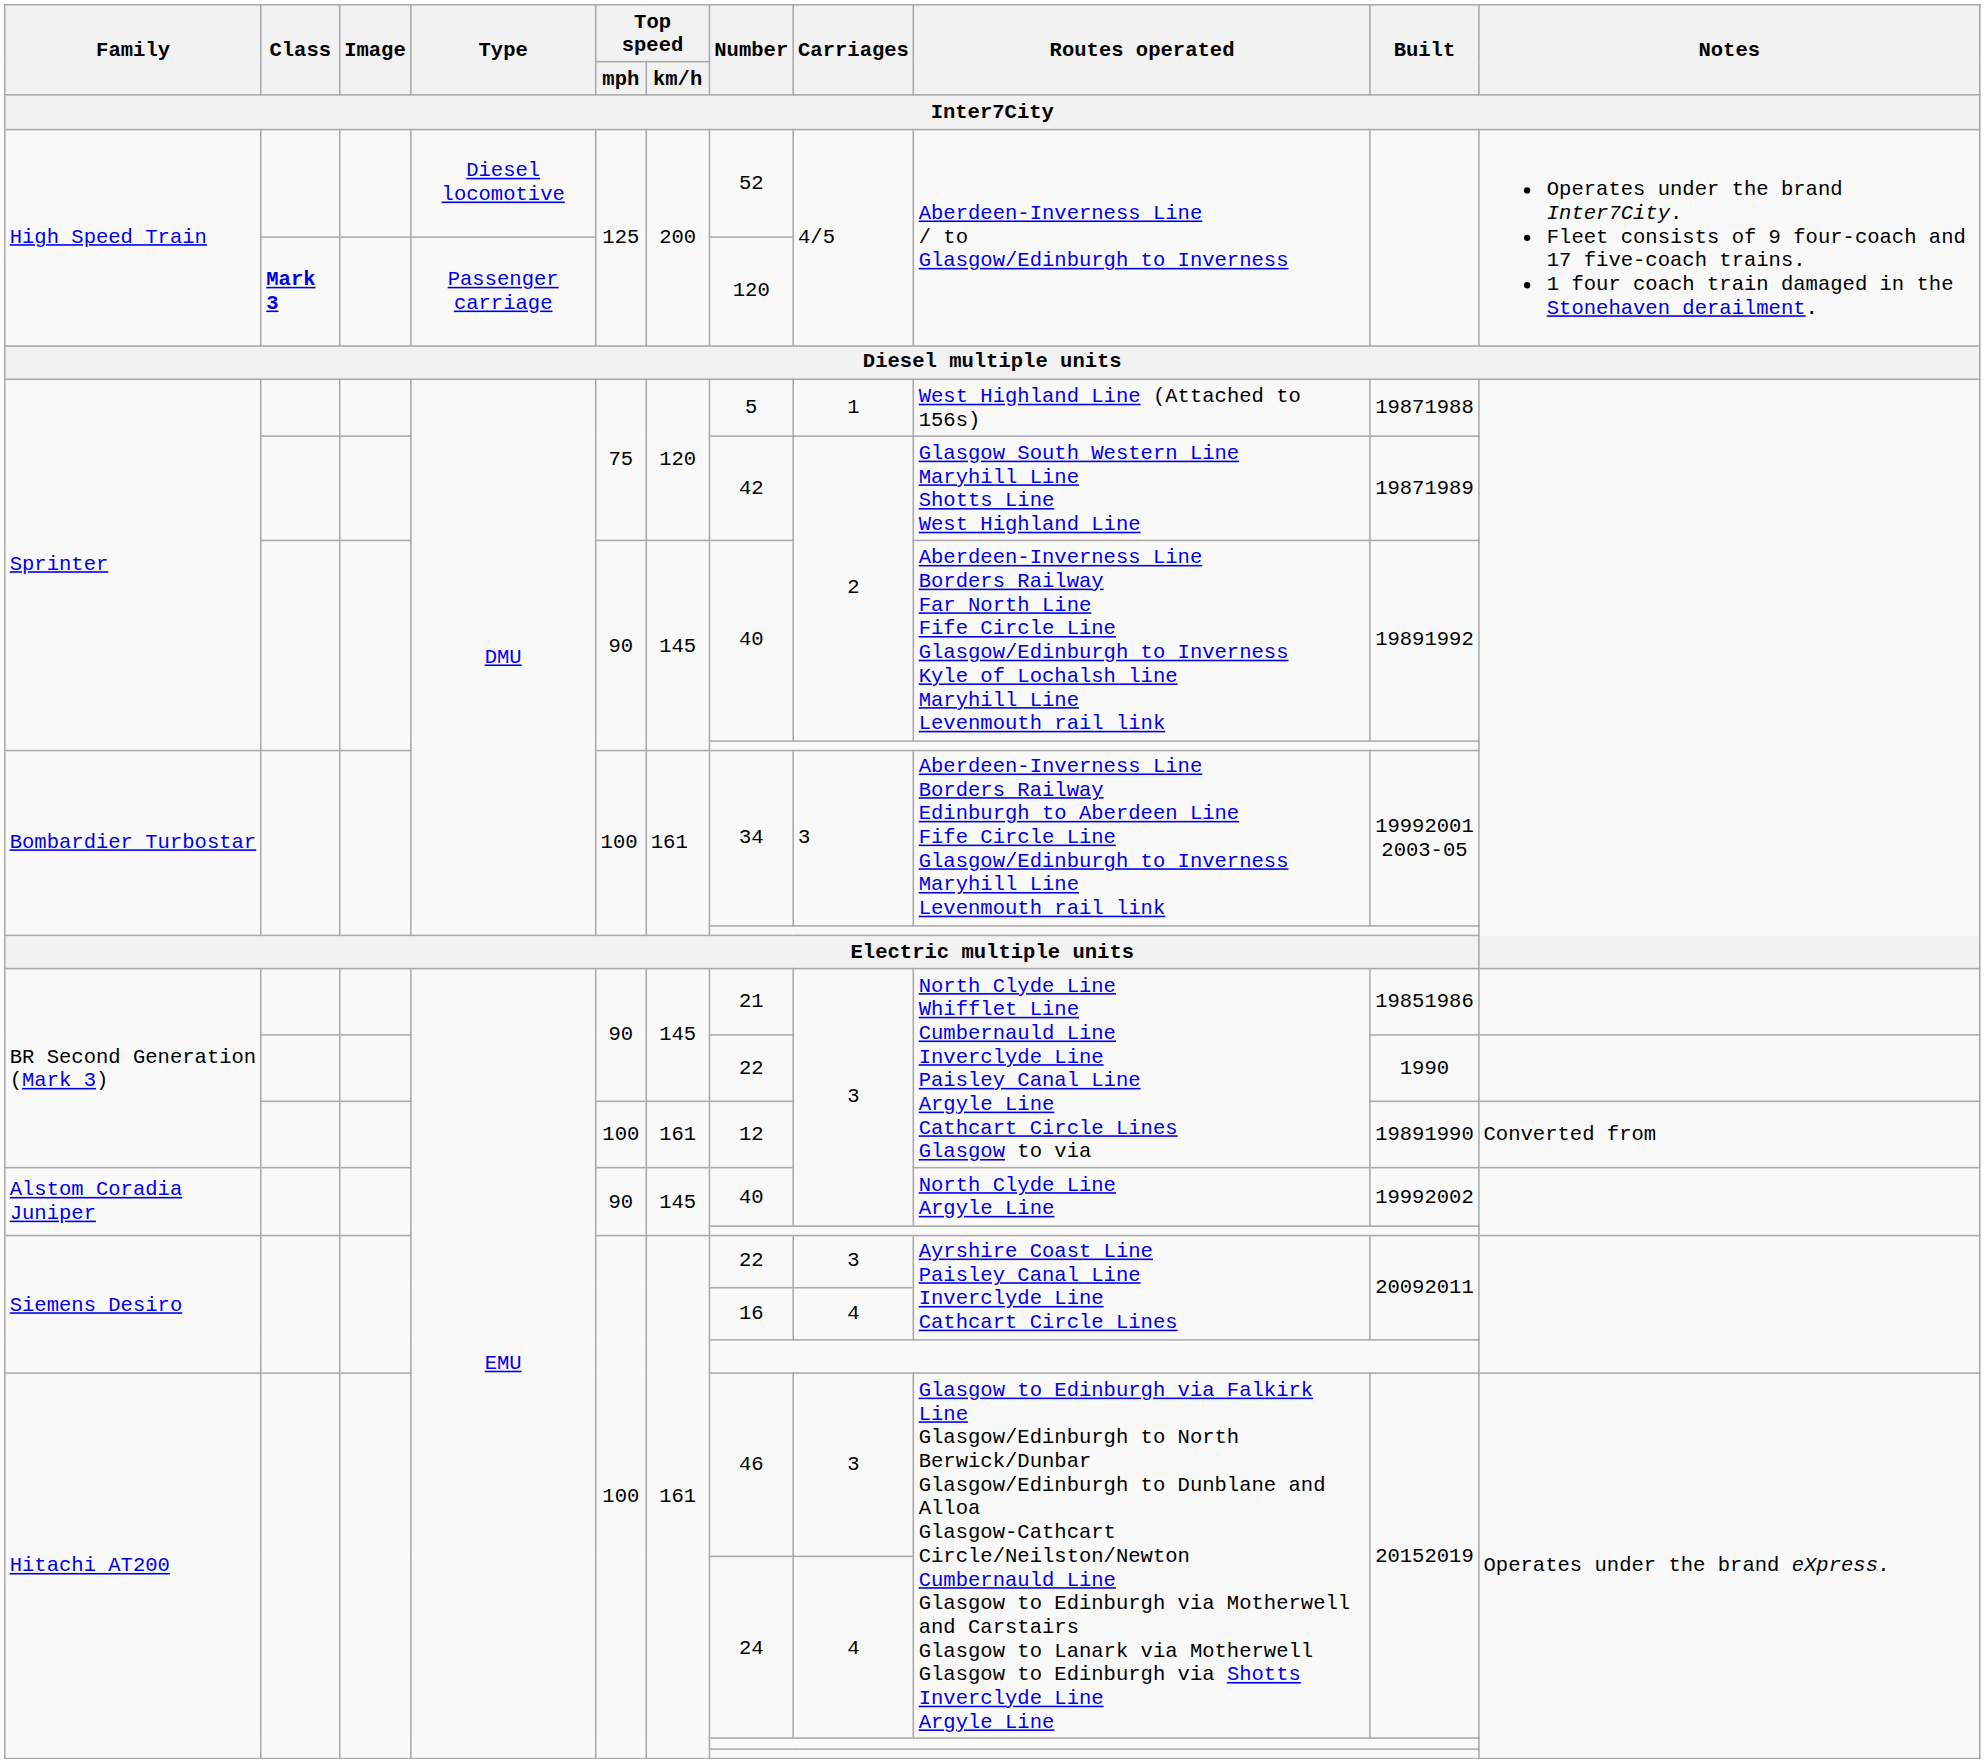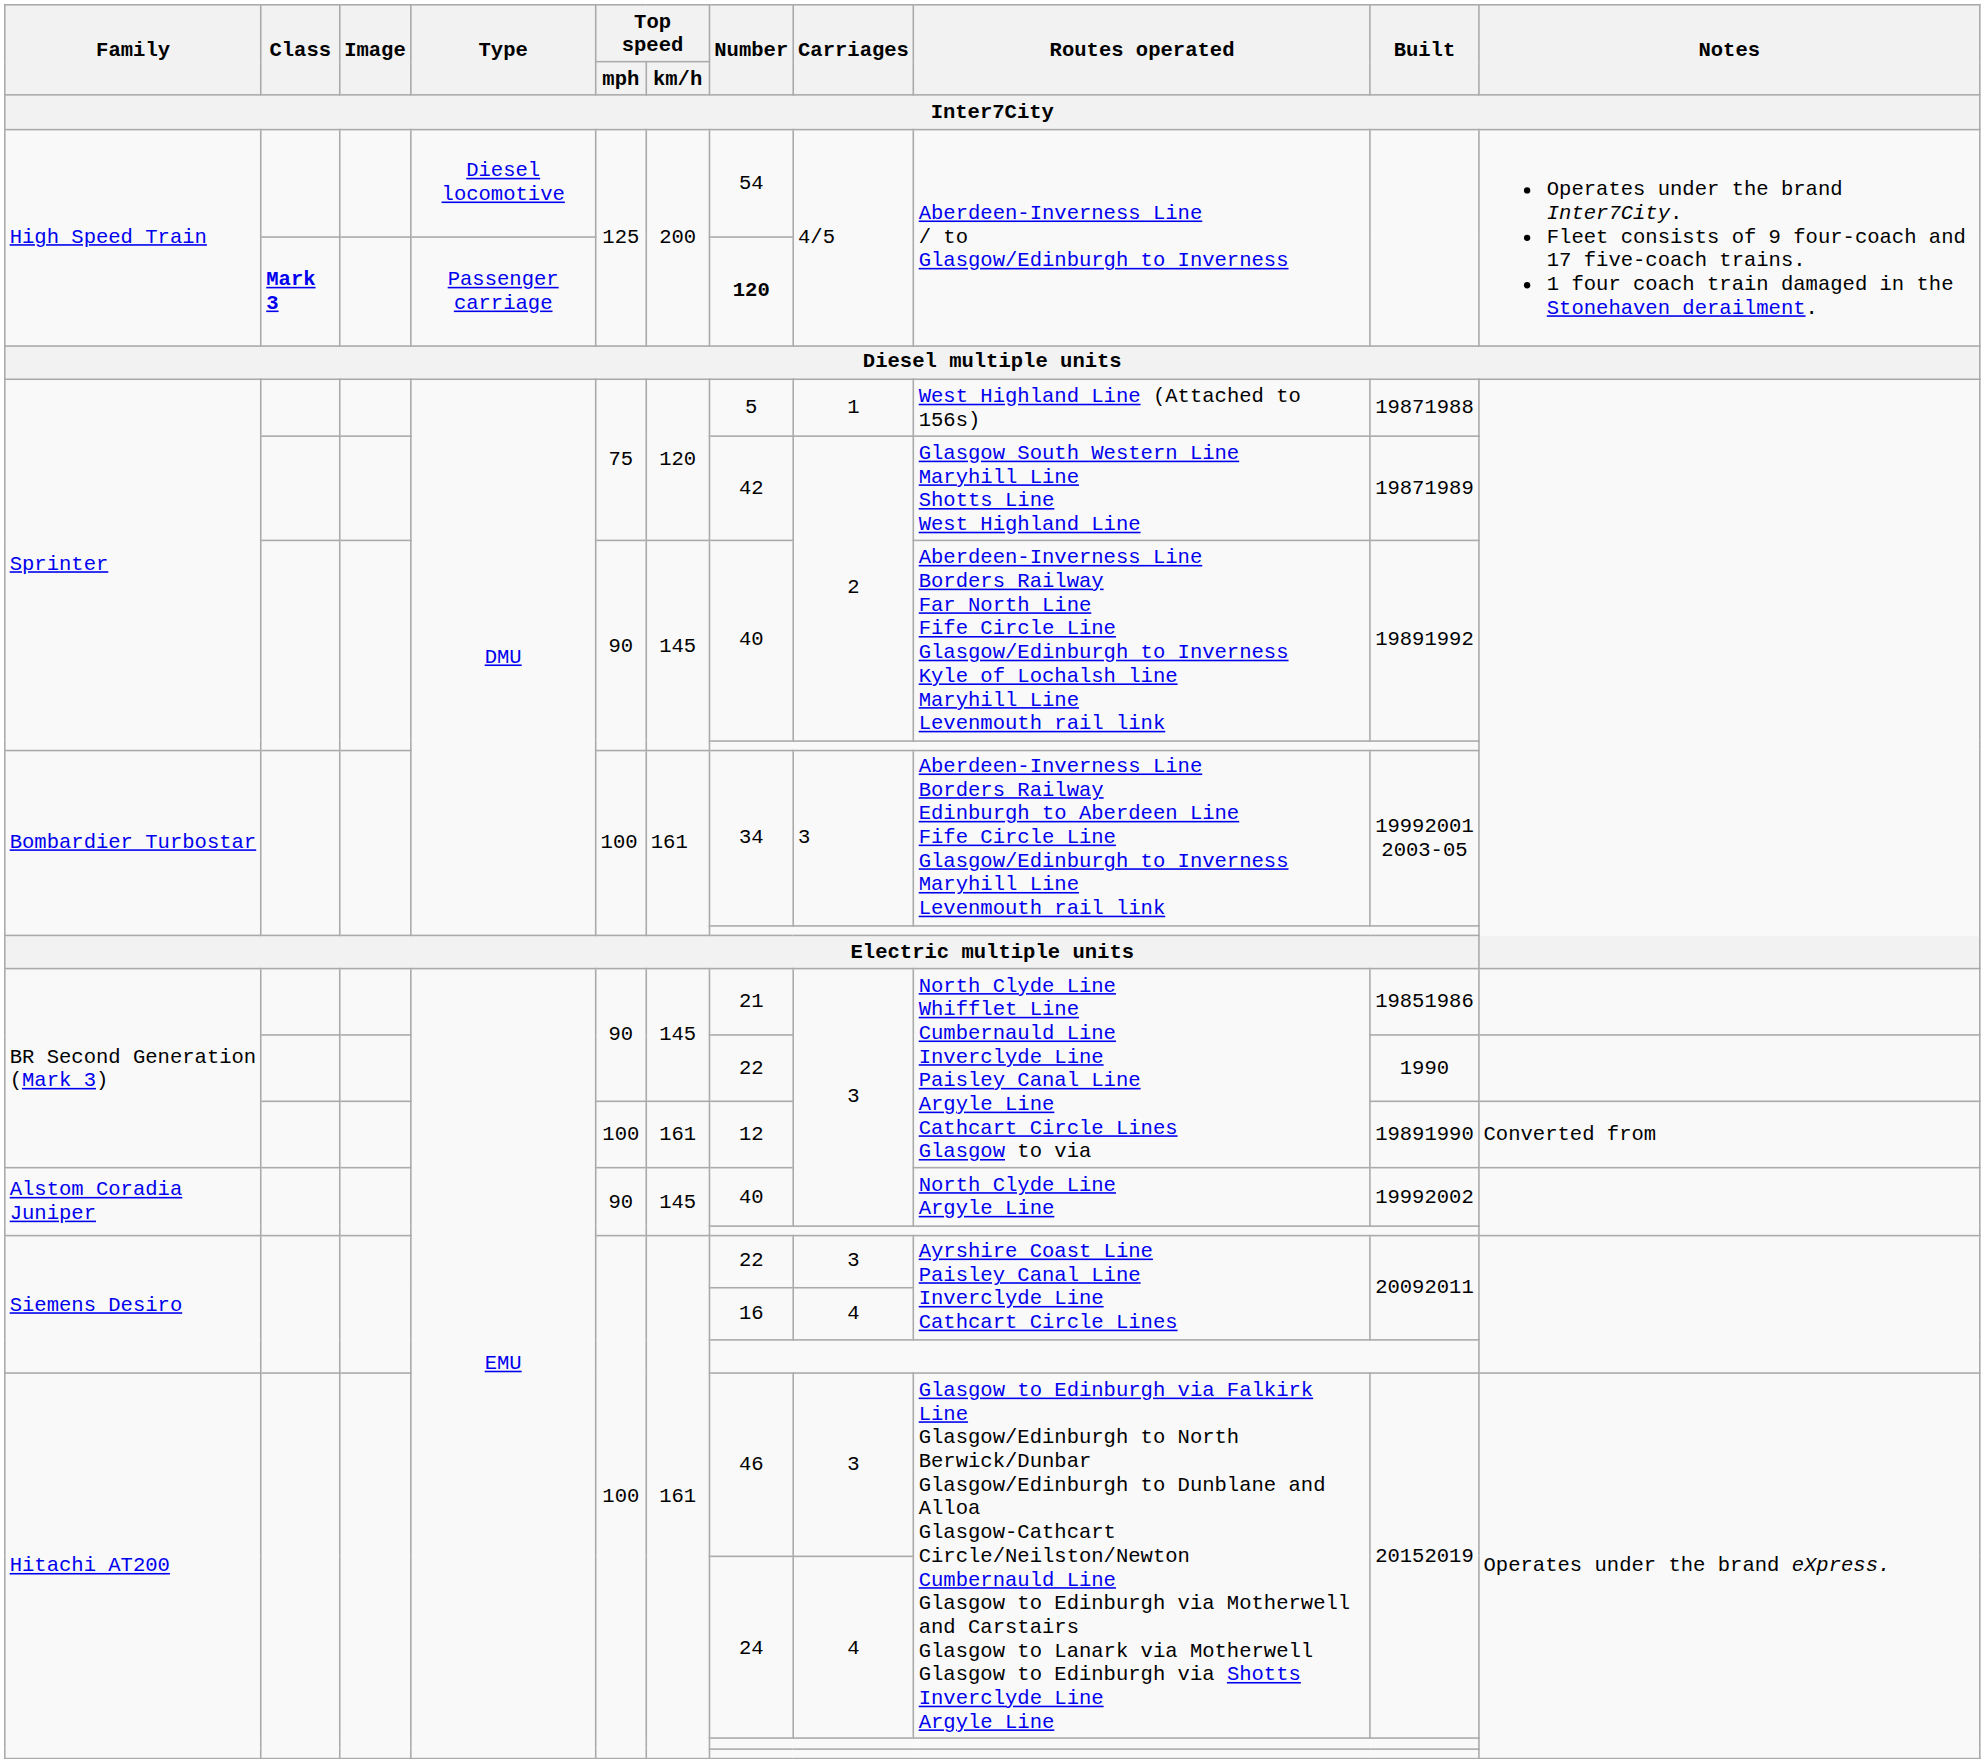(751, 183) 52 -> (751, 183) 54
(751, 291) normal -> (751, 291) bold
